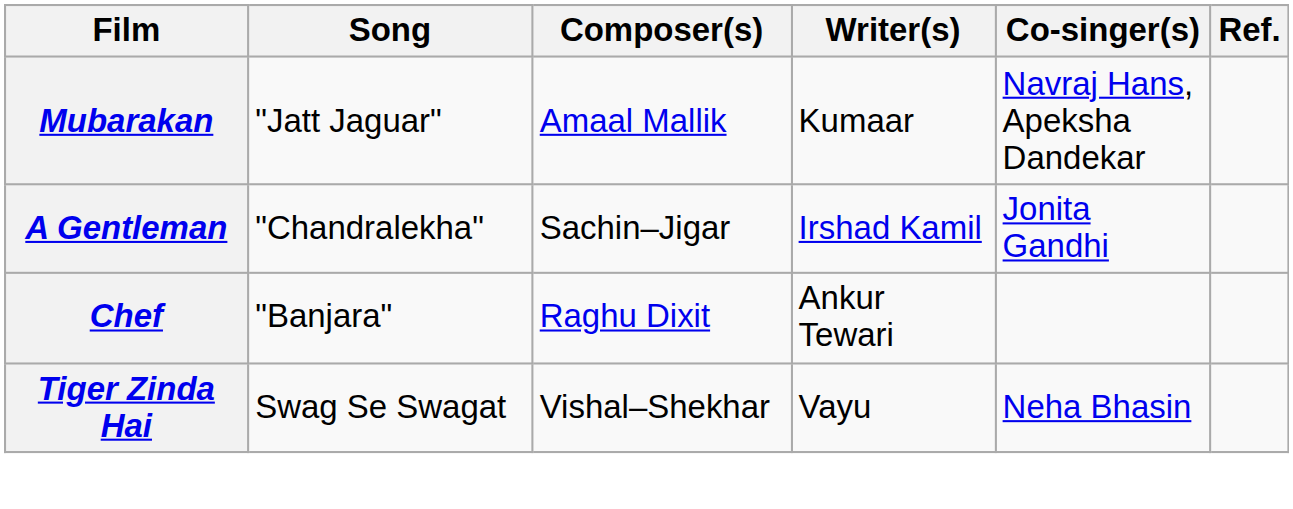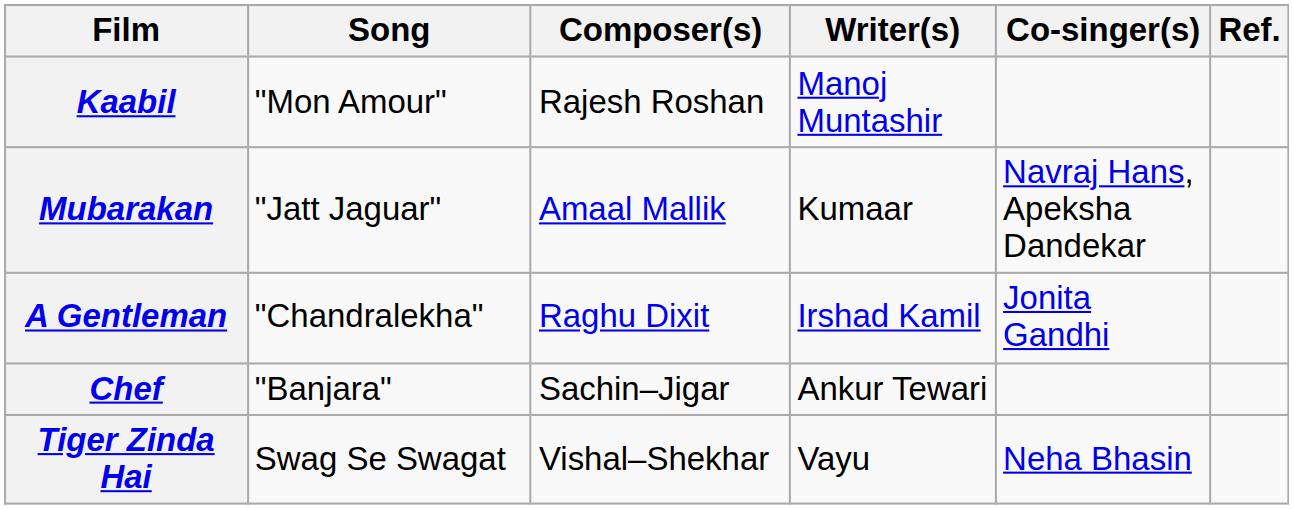+ row: (126, 101)
(635, 227) Sachin–Jigar -> (624, 317) Raghu Dixit
(625, 317) Raghu Dixit -> (634, 388) Sachin–Jigar
